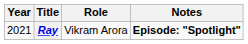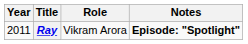(19, 30) 2021 -> (19, 30) 2011
